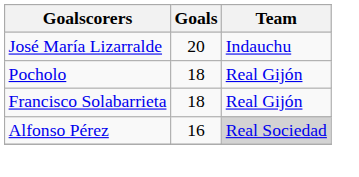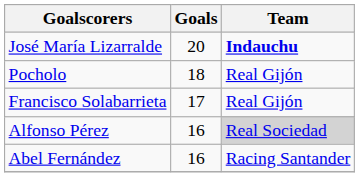(258, 46) normal -> (262, 46) bold
(196, 102) 18 -> (196, 102) 17
+ row: (65, 158)
